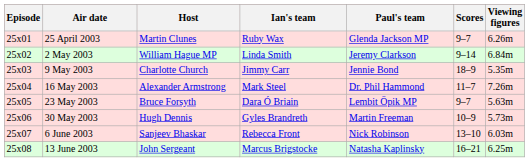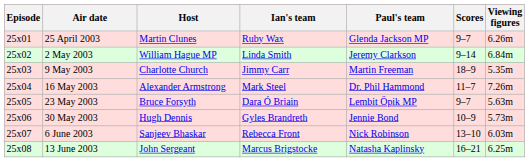(374, 70) Jennie Bond -> (381, 70) Martin Freeman
(381, 117) Martin Freeman -> (374, 117) Jennie Bond
